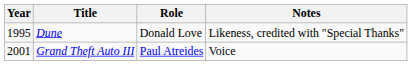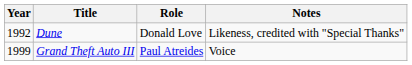(19, 32) 1995 -> (19, 32) 1992
(19, 51) 2001 -> (19, 51) 1999
